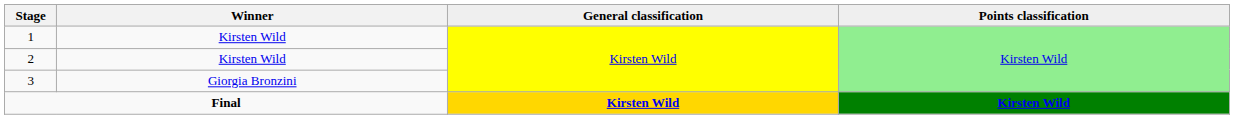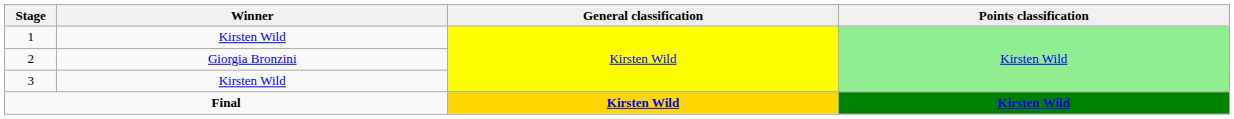(252, 59) Kirsten Wild -> (252, 59) Giorgia Bronzini
(252, 81) Giorgia Bronzini -> (252, 81) Kirsten Wild
